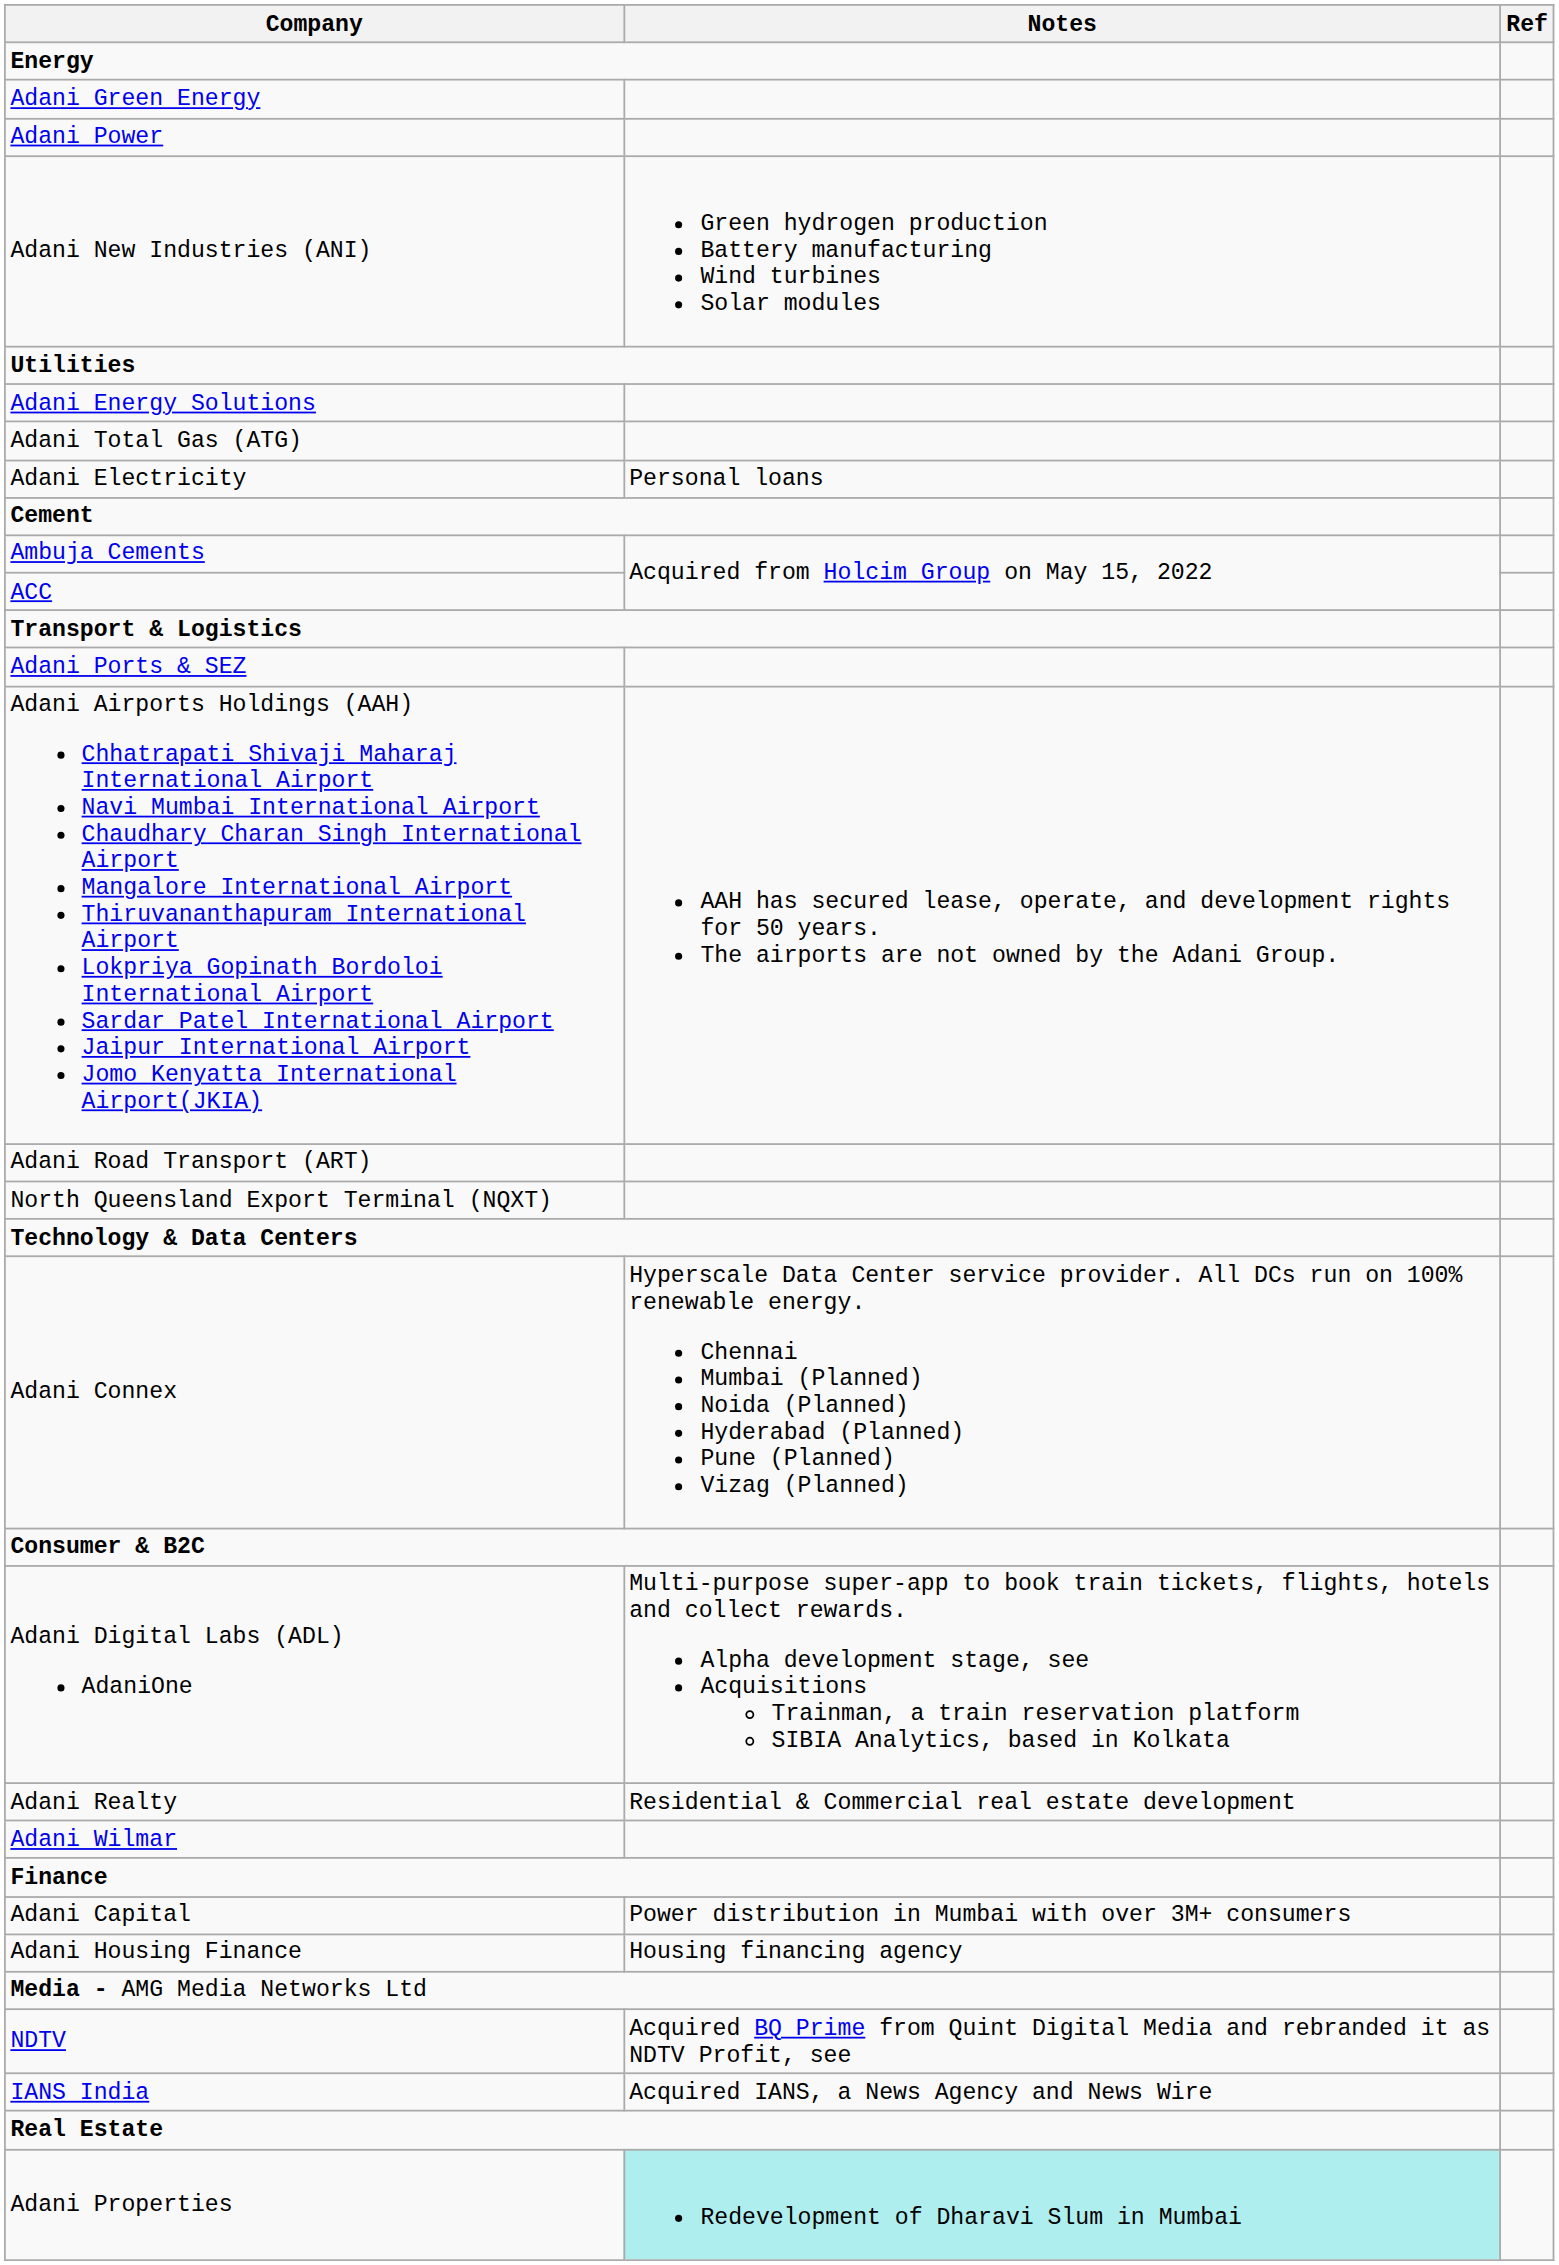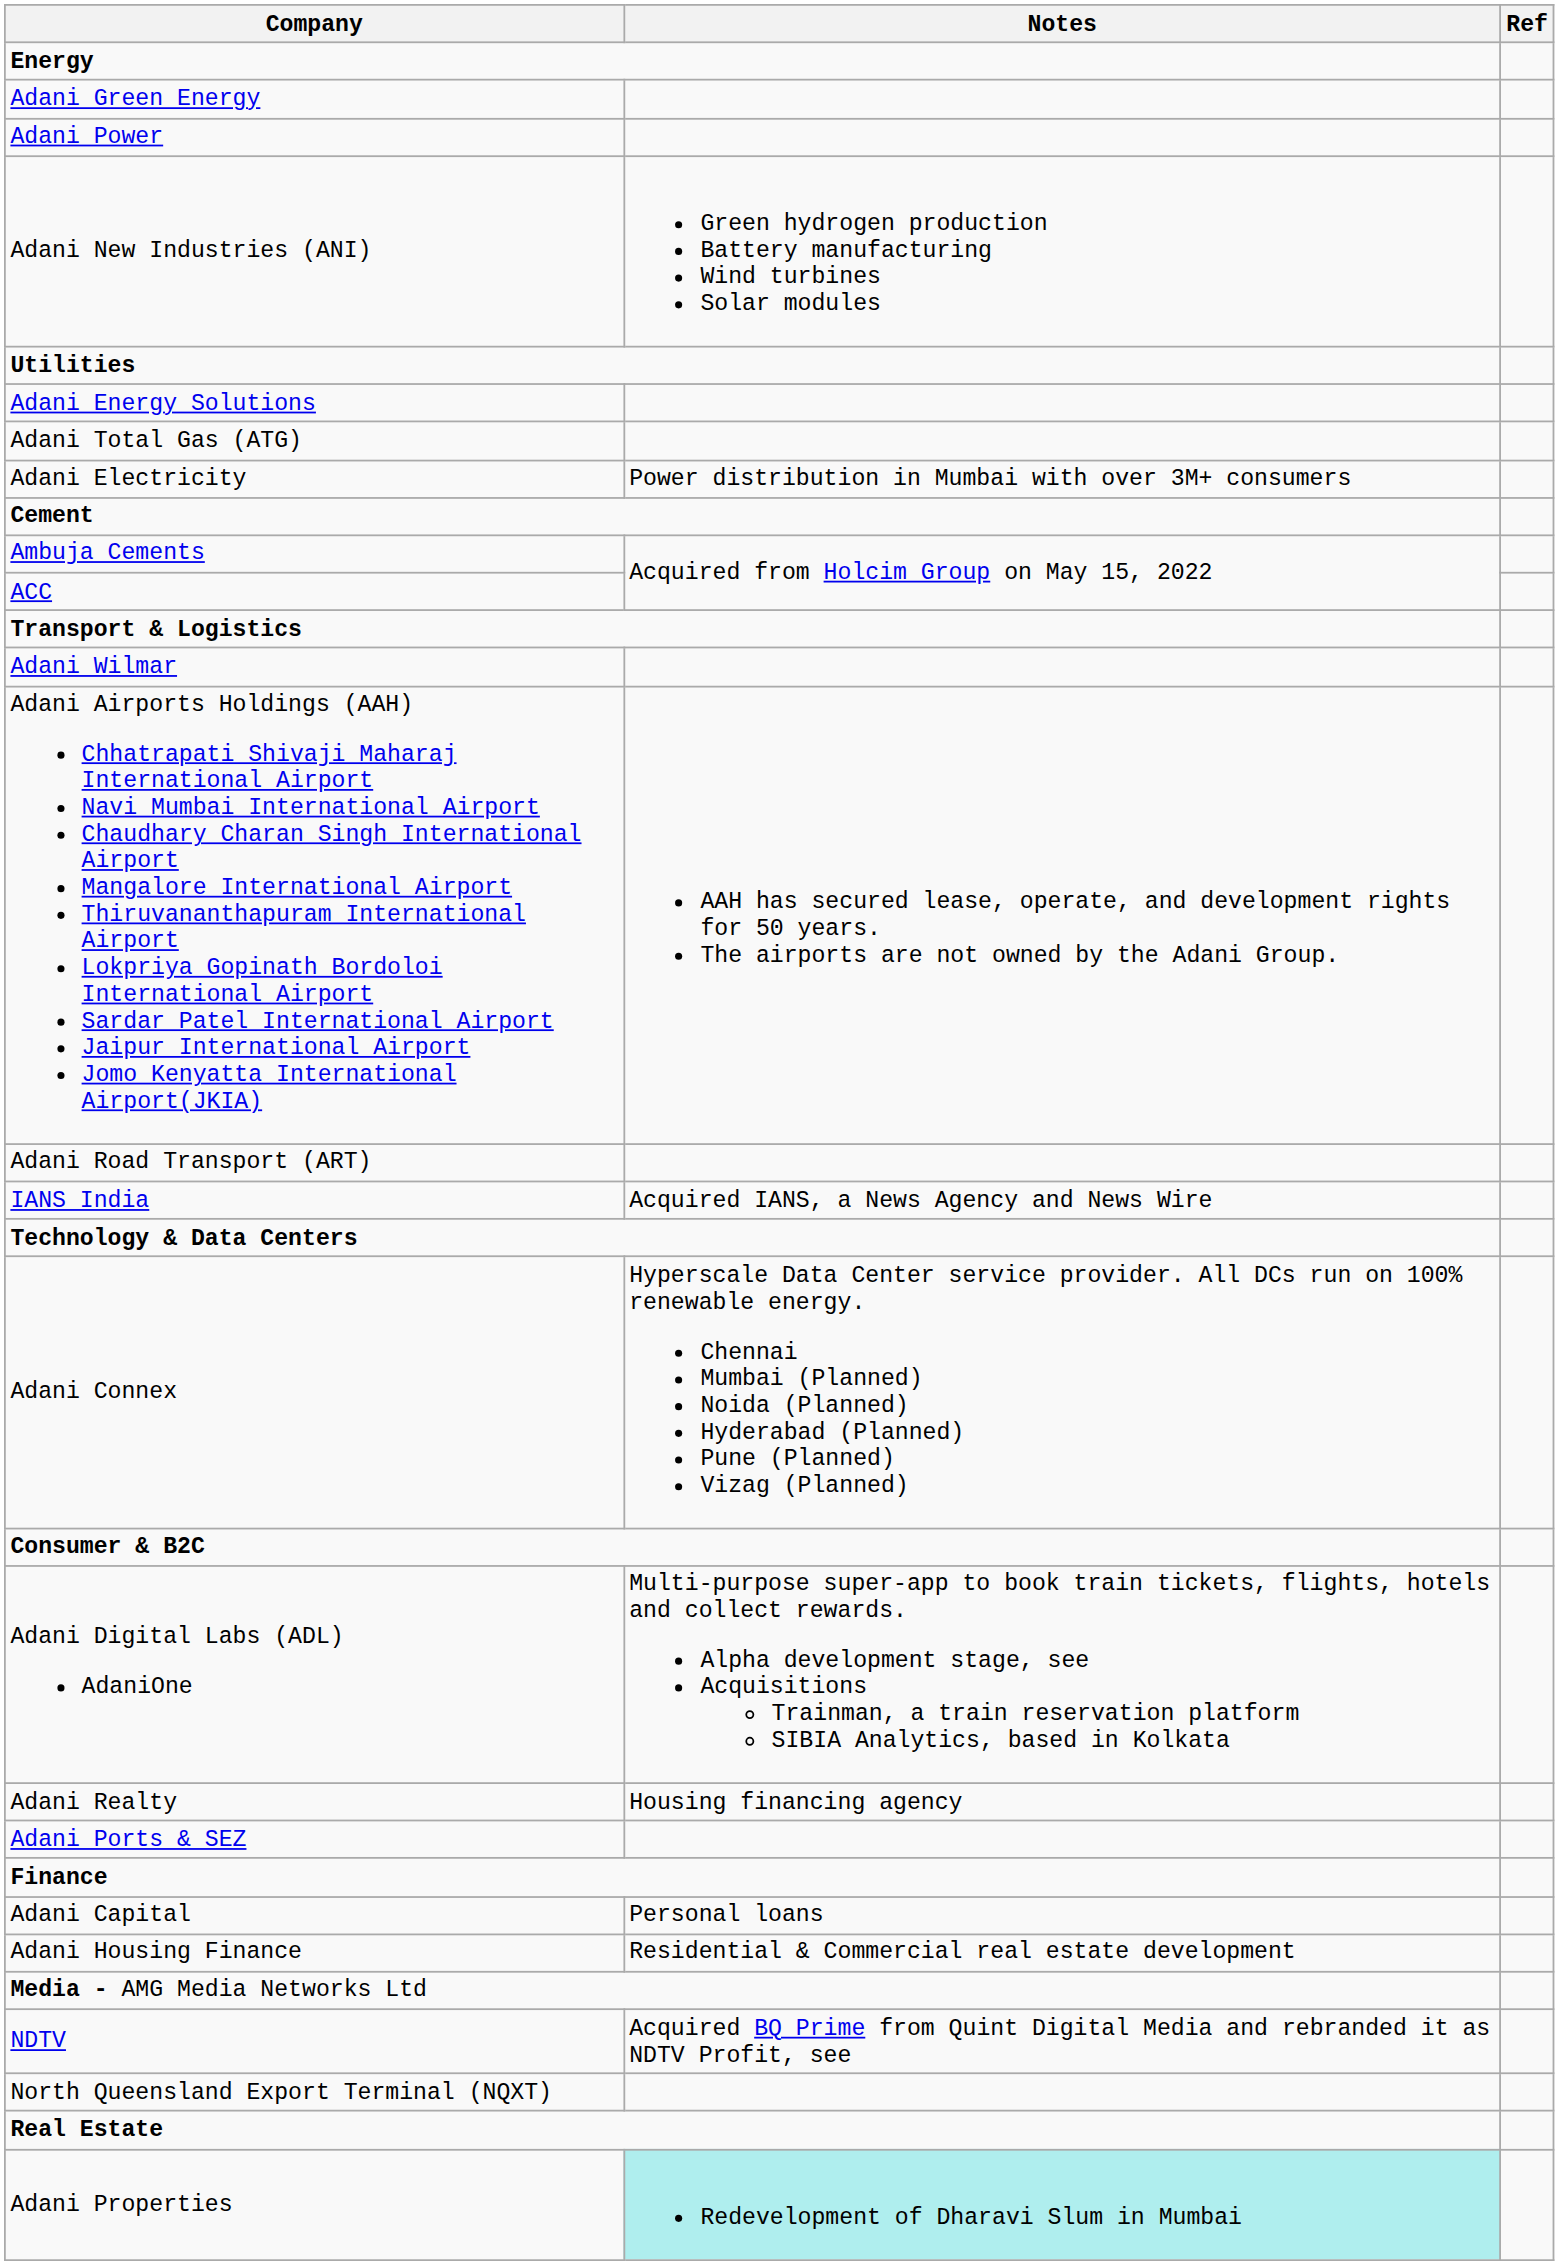(726, 479) Personal loans -> (990, 479) Power distribution in Mumbai with over 3M+ consumers
rows swapped: (128, 667) <-> (94, 1840)
rows swapped: (281, 1200) <-> (80, 2093)
(962, 1802) Residential & Commercial real estate development -> (796, 1802) Housing financing agency
(990, 1915) Power distribution in Mumbai with over 3M+ consumers -> (726, 1915) Personal loans
(796, 1953) Housing financing agency -> (962, 1953) Residential & Commercial real estate development
